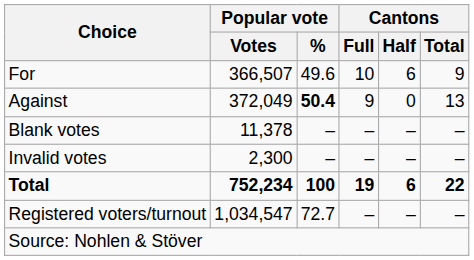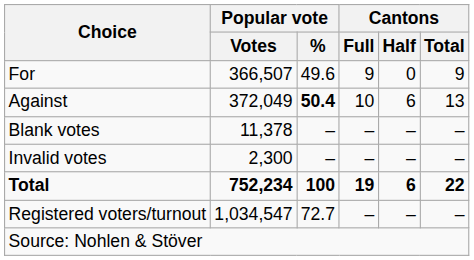(365, 74) 10 -> (370, 74) 9
(411, 74) 6 -> (411, 74) 0
(370, 102) 9 -> (365, 102) 10
(411, 102) 0 -> (411, 102) 6
